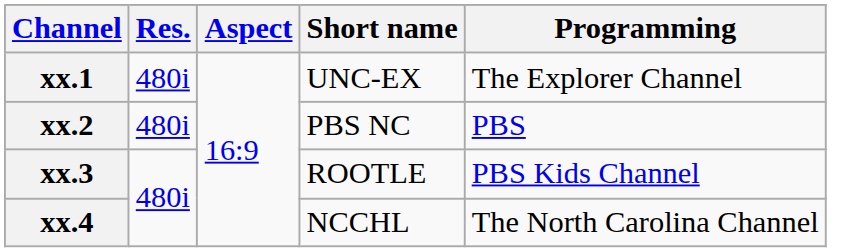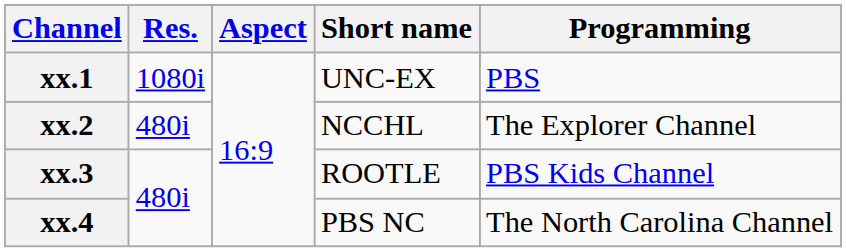(163, 76) 480i -> (170, 76) 1080i
(607, 76) The Explorer Channel -> (513, 76) PBS
(358, 125) PBS NC -> (372, 125) NCCHL
(499, 125) PBS -> (621, 125) The Explorer Channel
(358, 221) NCCHL -> (373, 221) PBS NC
